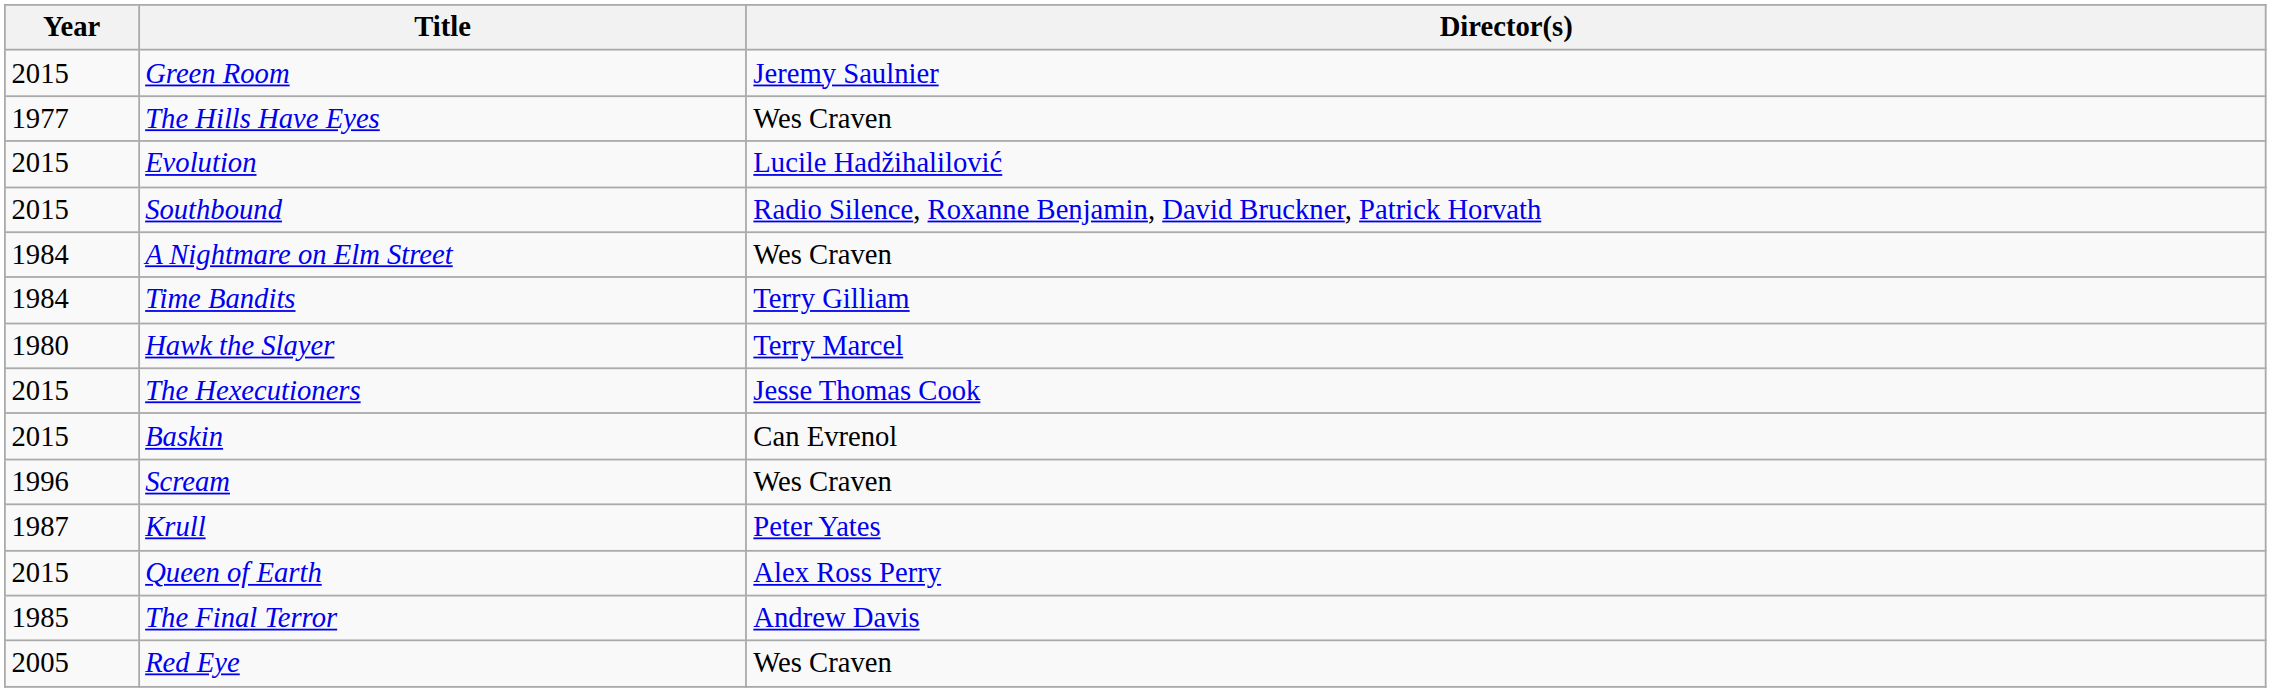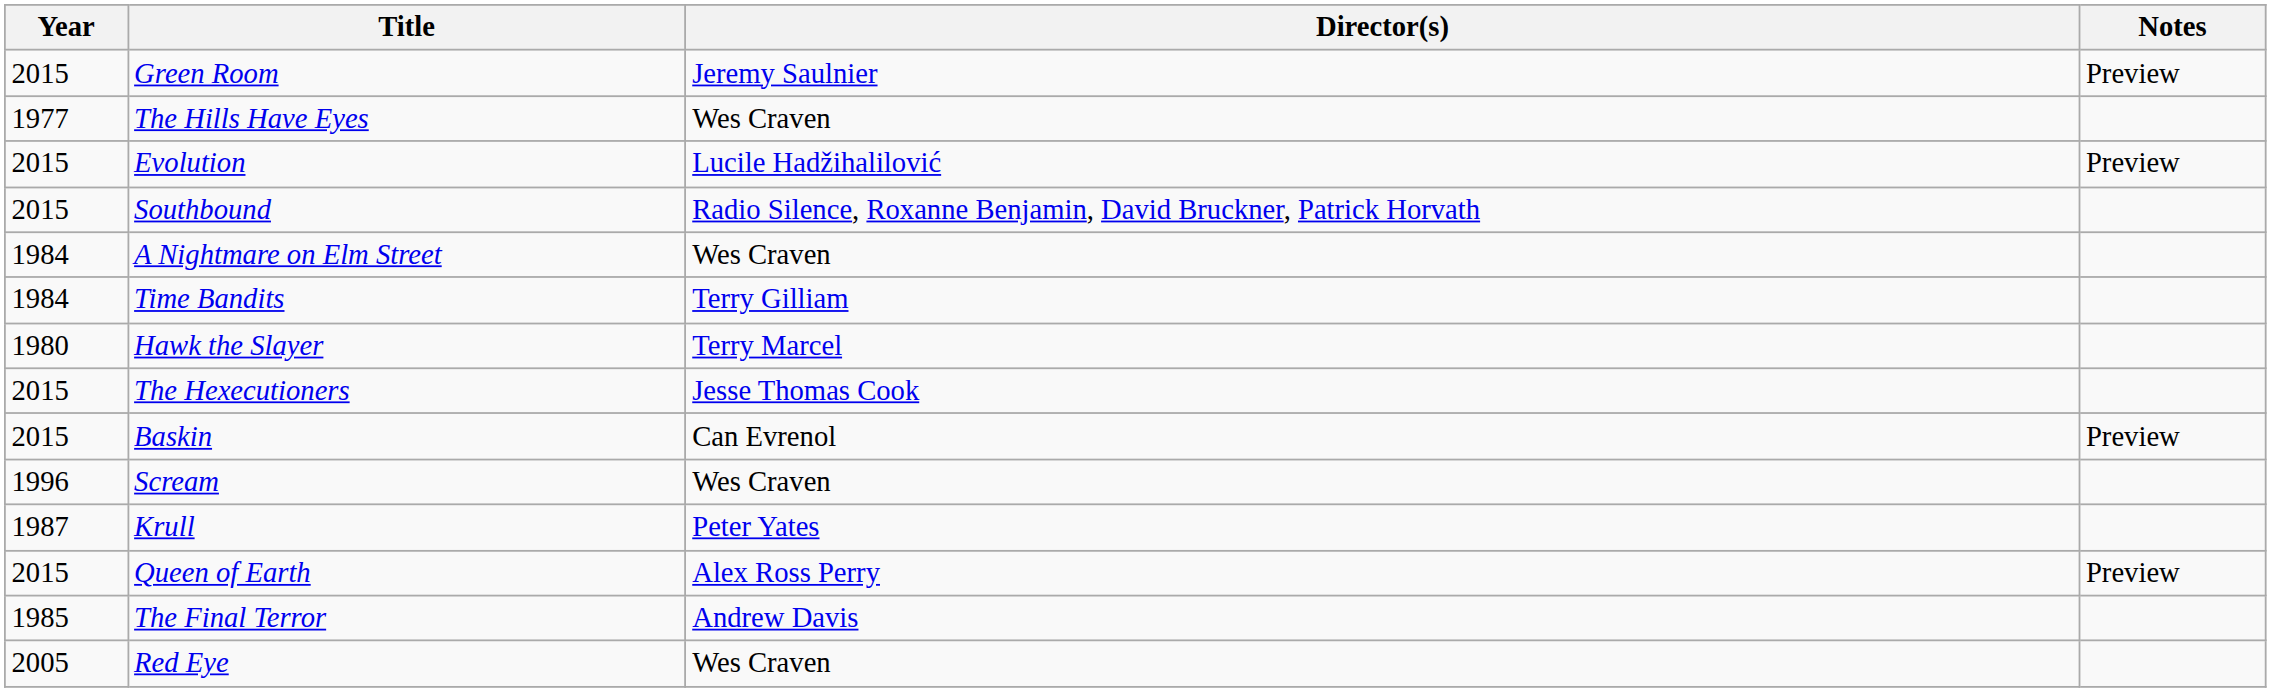+ column: (2173, 27)
